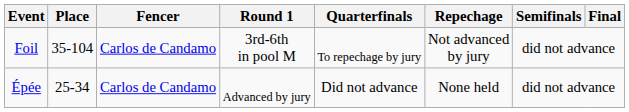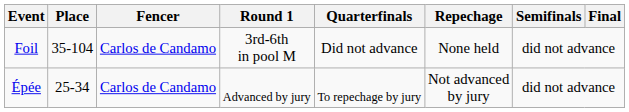(369, 56) To repechage by jury -> (369, 47) Did not advance
(469, 47) Not advanced by jury -> (469, 47) None held
(369, 87) Did not advance -> (369, 96) To repechage by jury
(469, 87) None held -> (469, 87) Not advanced by jury
